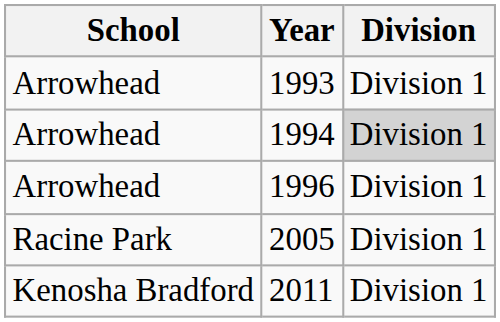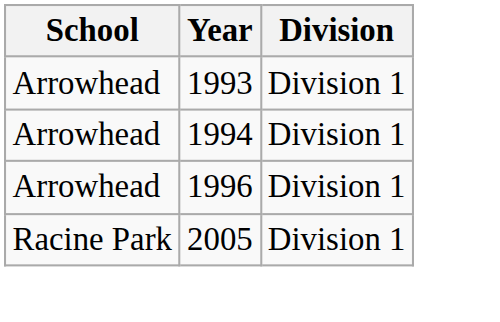(419, 134) lightgrey background -> (337, 134) no background
- row: (301, 290)
